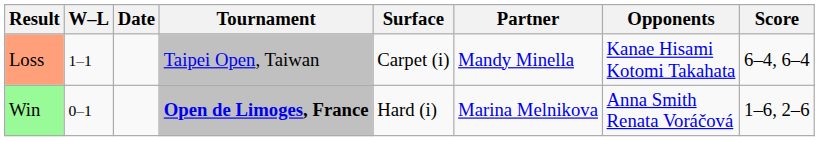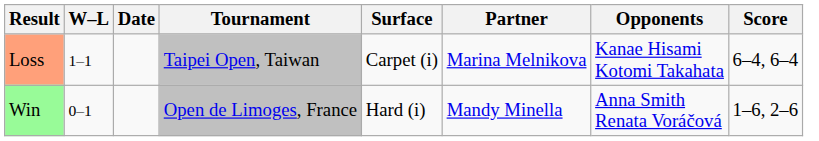(516, 59) Mandy Minella -> (517, 59) Marina Melnikova
(266, 110) bold -> (260, 110) normal
(528, 110) Marina Melnikova -> (505, 110) Mandy Minella
